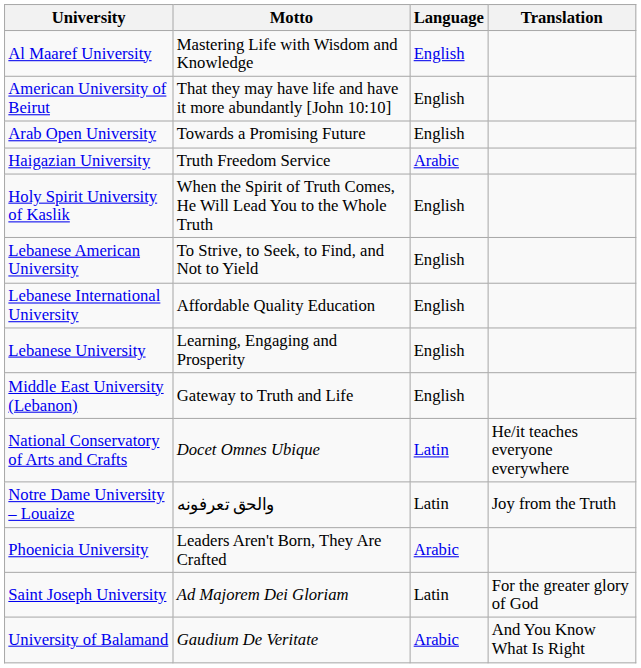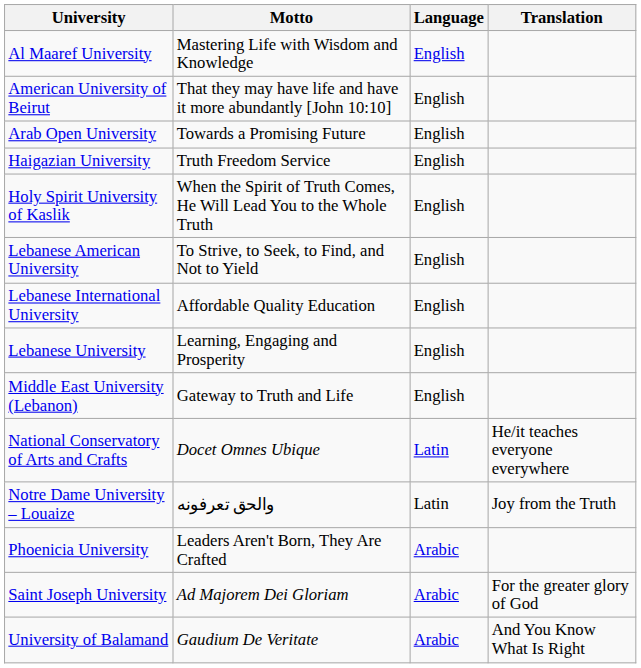(436, 160) Arabic -> (439, 160) English
(431, 594) Latin -> (436, 594) Arabic
